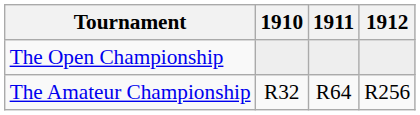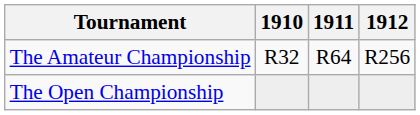rows swapped: (117, 57) <-> (130, 92)
